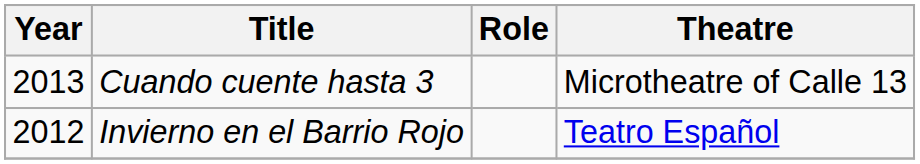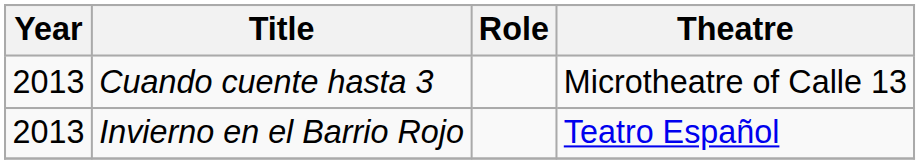(48, 132) 2012 -> (48, 132) 2013
